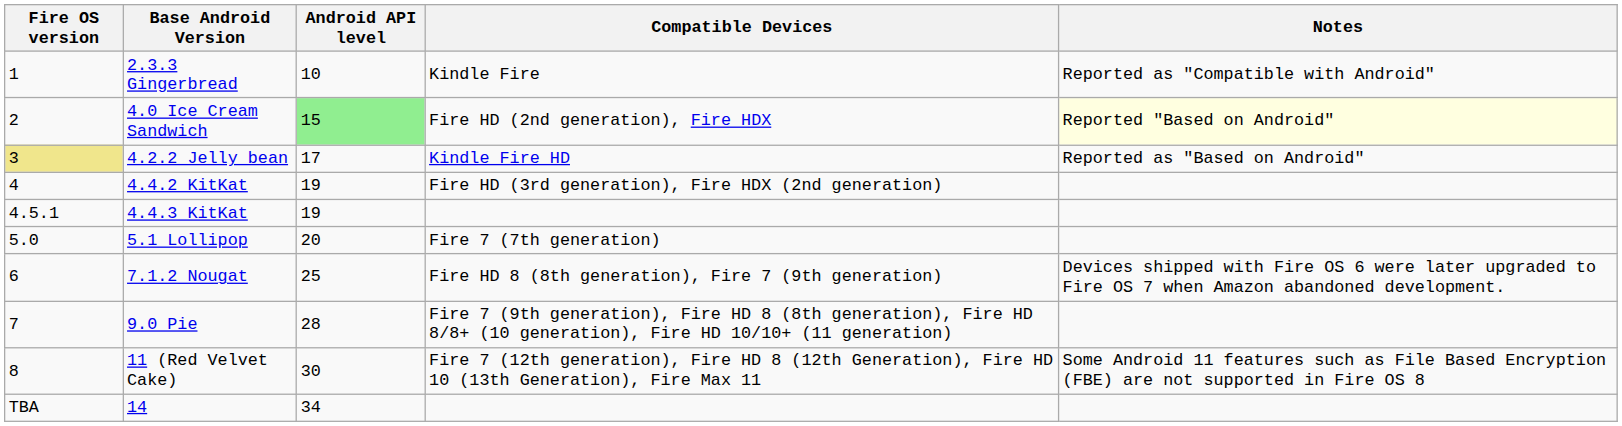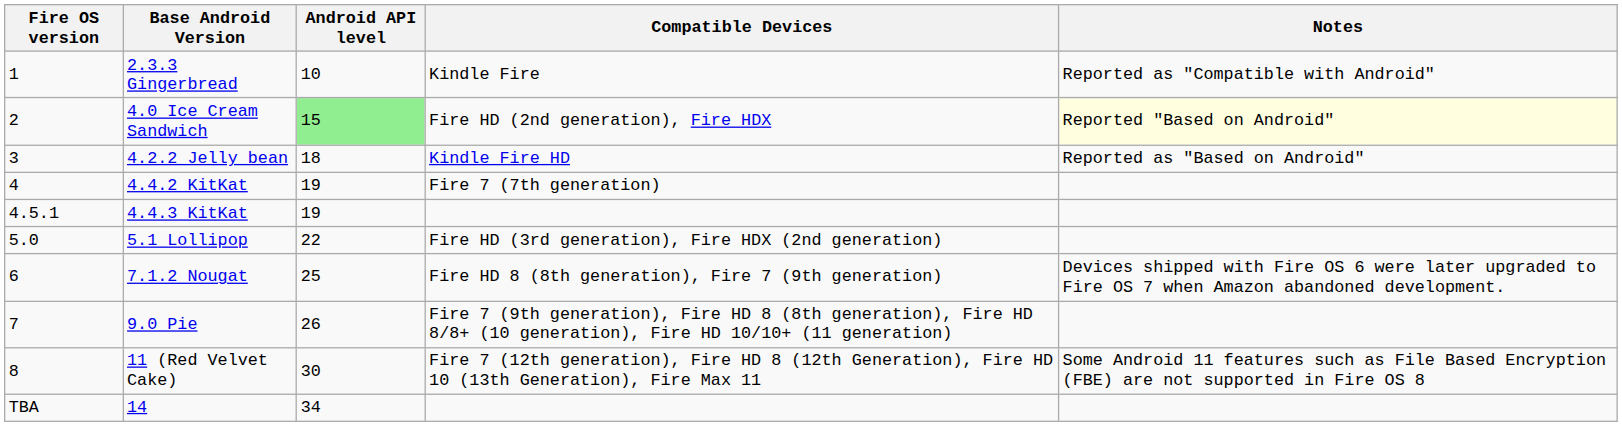(14, 158) khaki background -> (14, 158) no background
(311, 158) 17 -> (311, 158) 18
(686, 186) Fire HD (3rd generation), Fire HDX (2nd generation) -> (545, 186) Fire 7 (7th generation)
(311, 240) 20 -> (311, 240) 22
(545, 240) Fire 7 (7th generation) -> (686, 240) Fire HD (3rd generation), Fire HDX (2nd generation)
(311, 324) 28 -> (311, 324) 26
